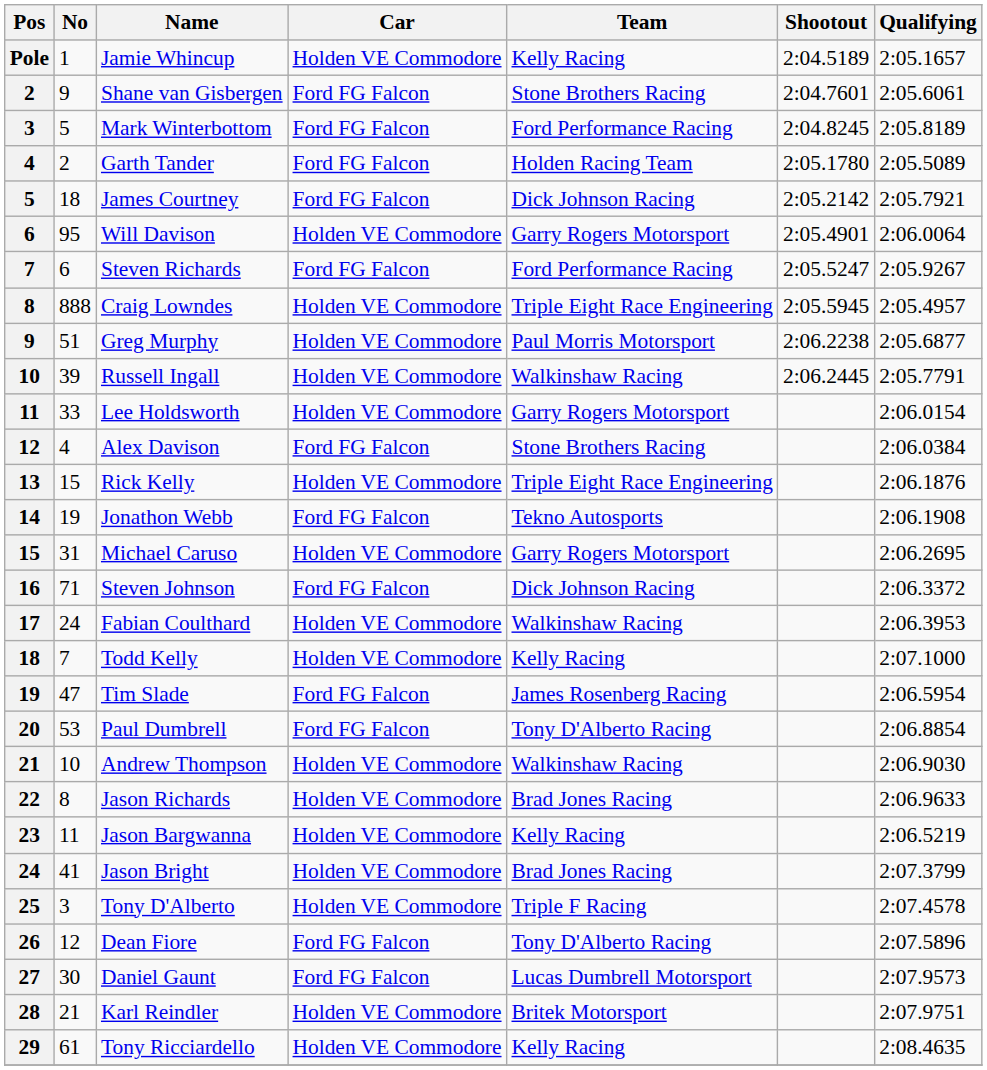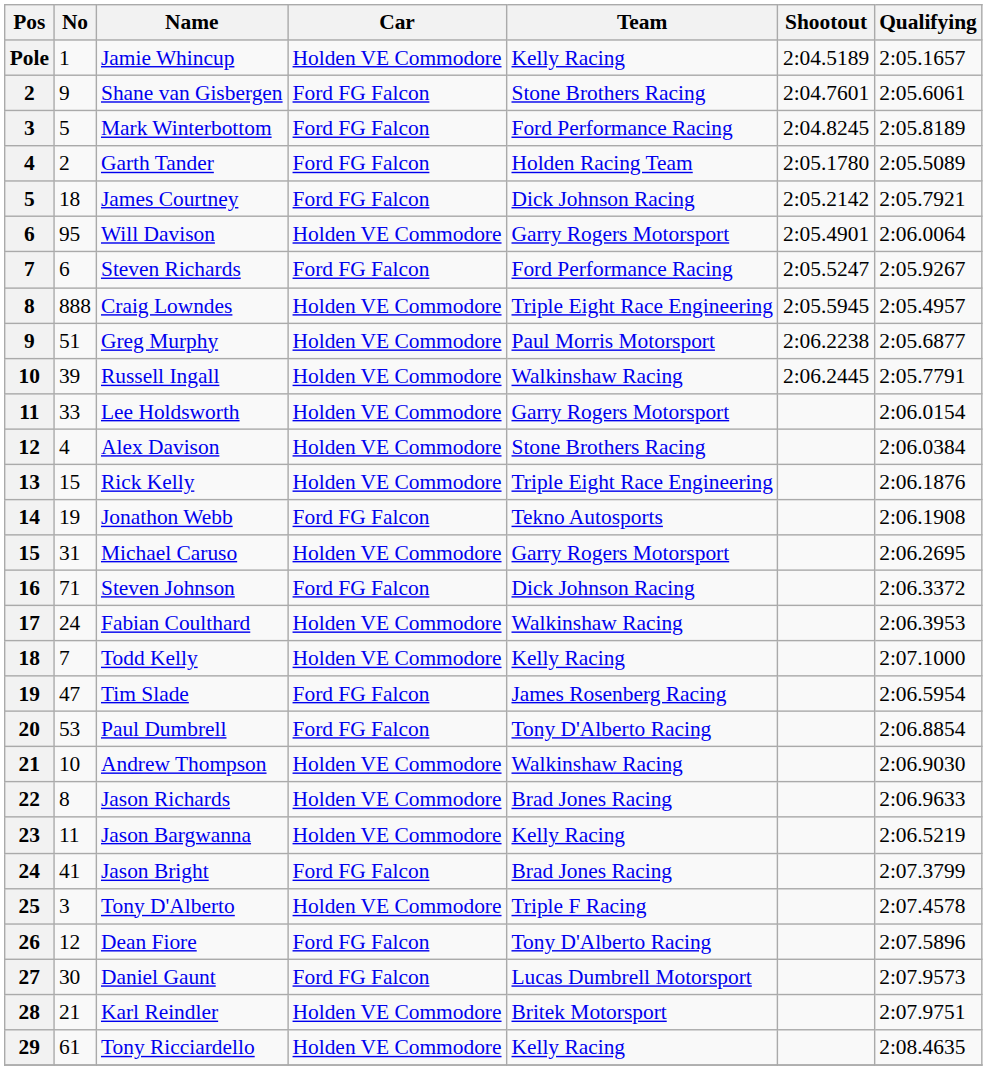(361, 446) Ford FG Falcon -> (397, 446) Holden VE Commodore
(397, 870) Holden VE Commodore -> (361, 870) Ford FG Falcon
